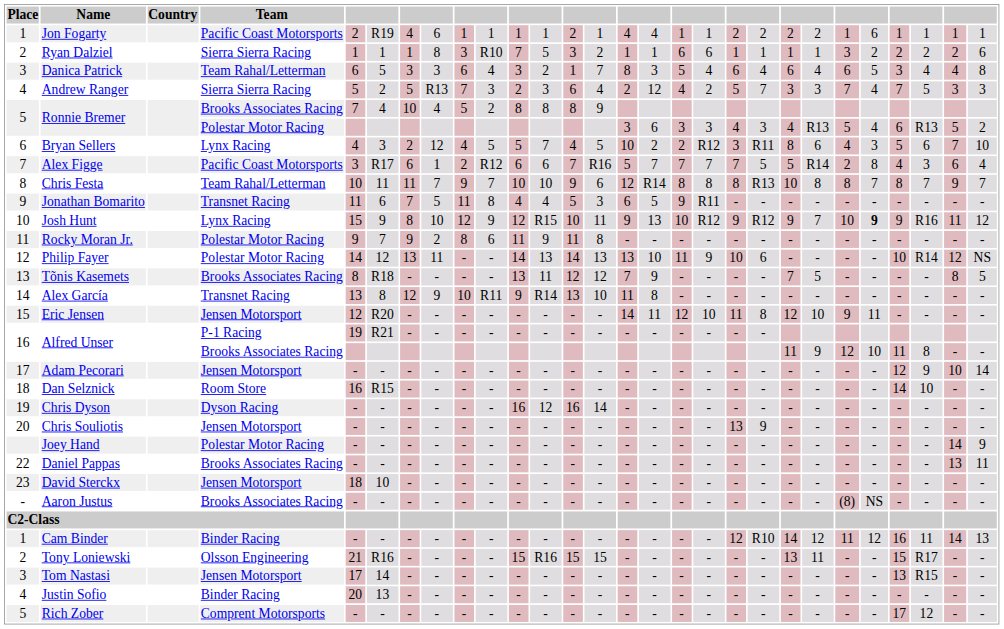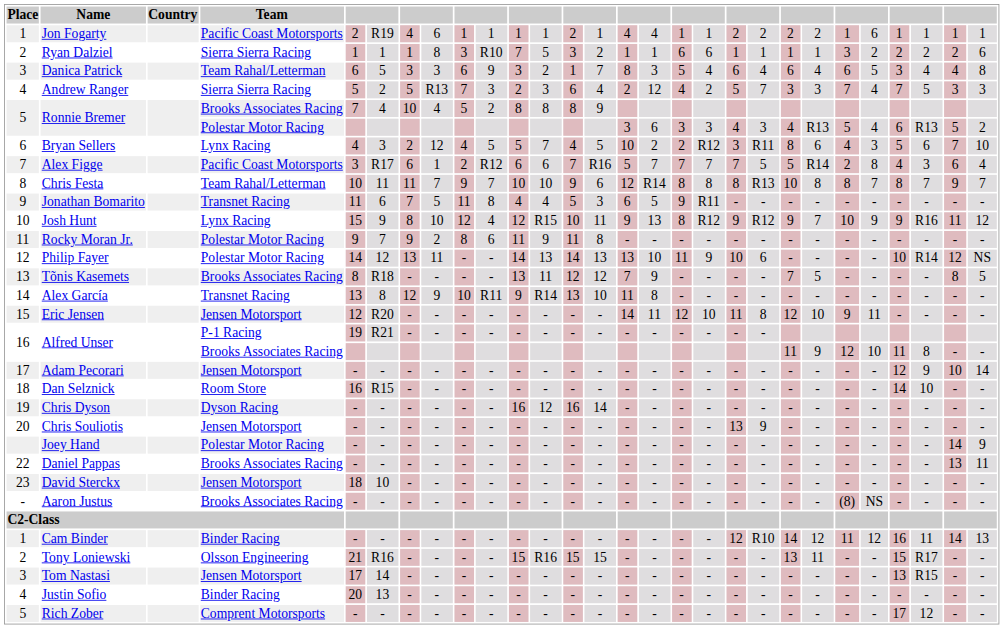(491, 71) 4 -> (491, 71) 9
(491, 220) 9 -> (491, 220) 4
(682, 220) 10 -> (682, 220) 8
(874, 220) bold -> (874, 220) normal
